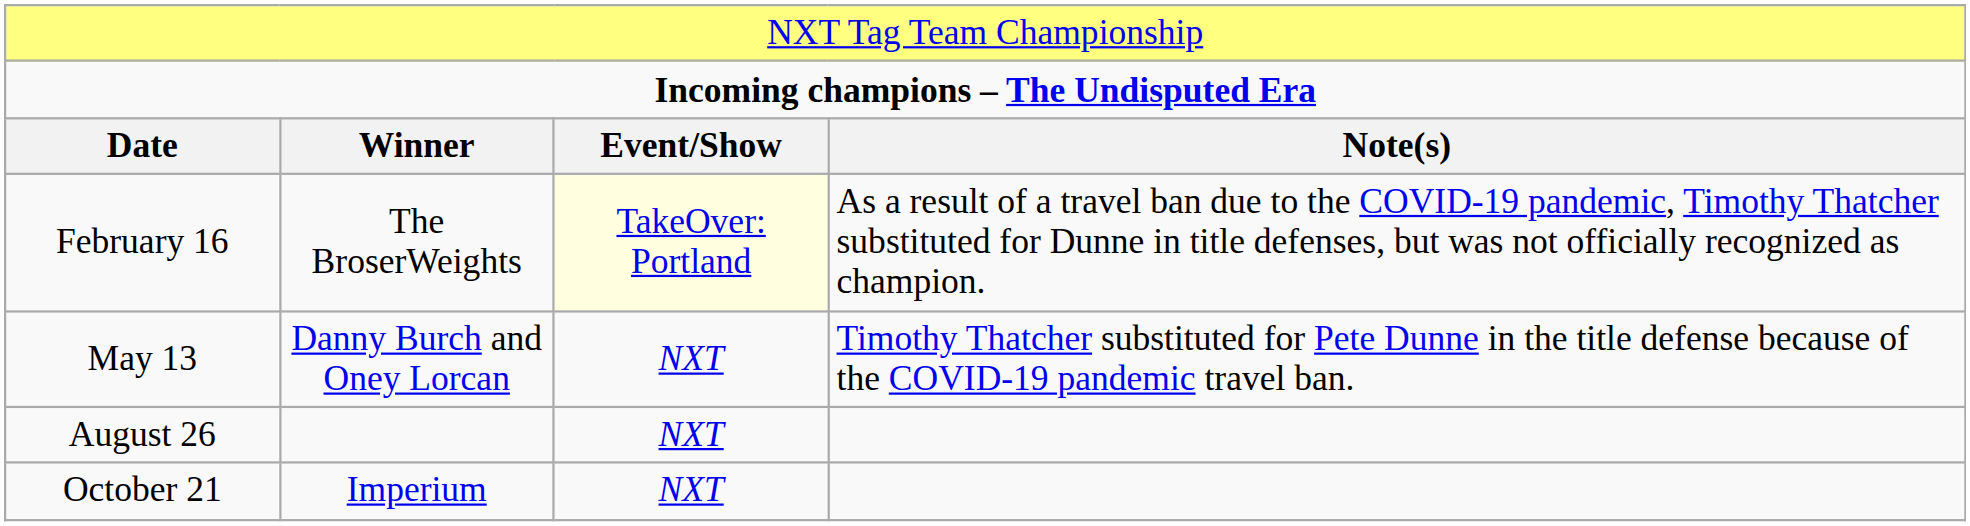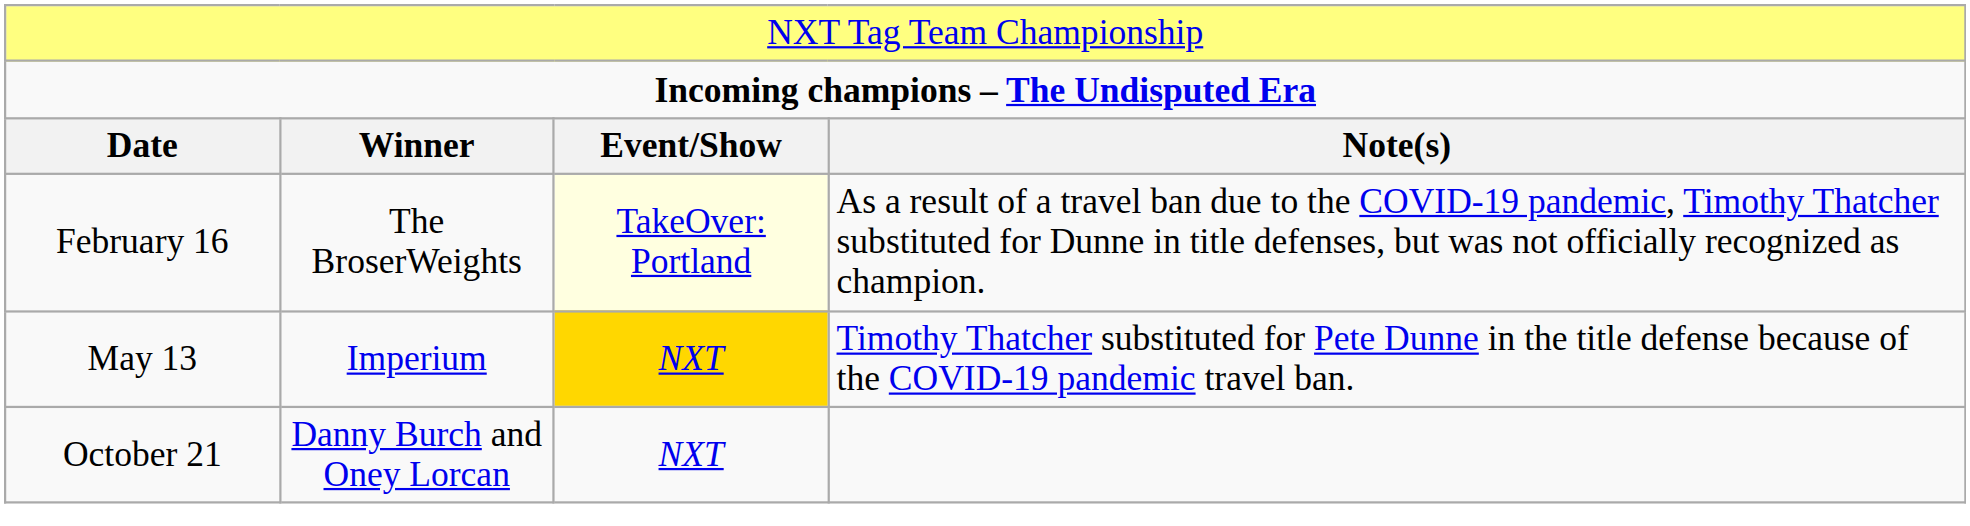(417, 357) Danny Burch and Oney Lorcan -> (417, 357) Imperium
(691, 357) no background -> (691, 357) gold background
- row: (142, 434)
(417, 490) Imperium -> (417, 454) Danny Burch and Oney Lorcan
